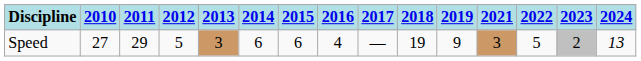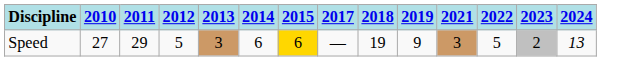- column: (338, 17)
(298, 42) no background -> (298, 42) gold background
